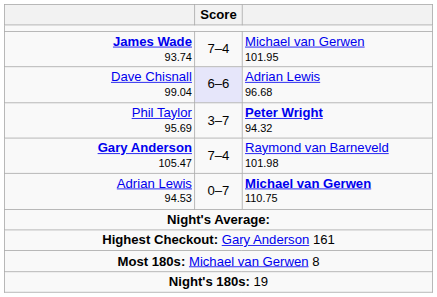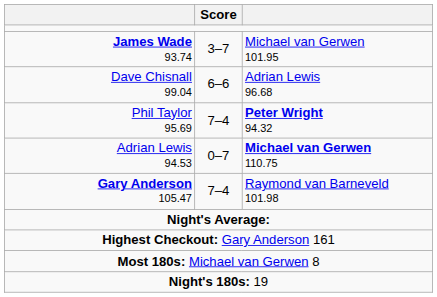(218, 49) 7–4 -> (218, 49) 3–7
(218, 84) lavender background -> (218, 84) no background
(218, 120) 3–7 -> (218, 120) 7–4
rows swapped: (145, 155) <-> (154, 191)
